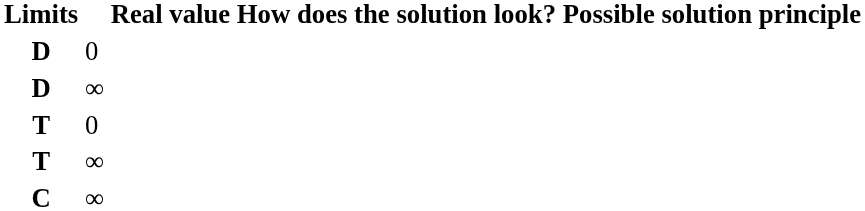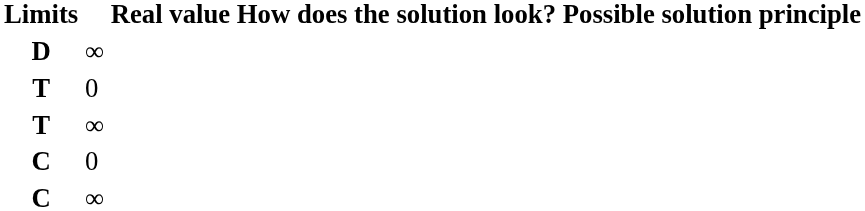- row: (41, 51)
+ row: (41, 161)
